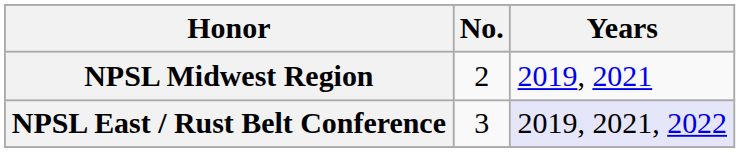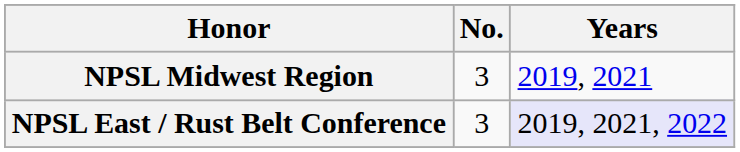(482, 75) 2 -> (482, 75) 3
